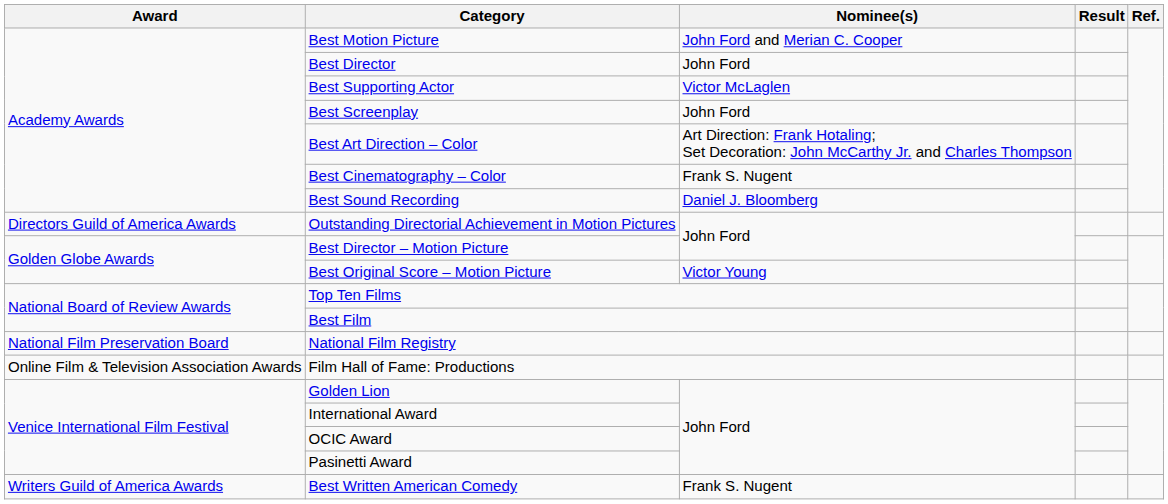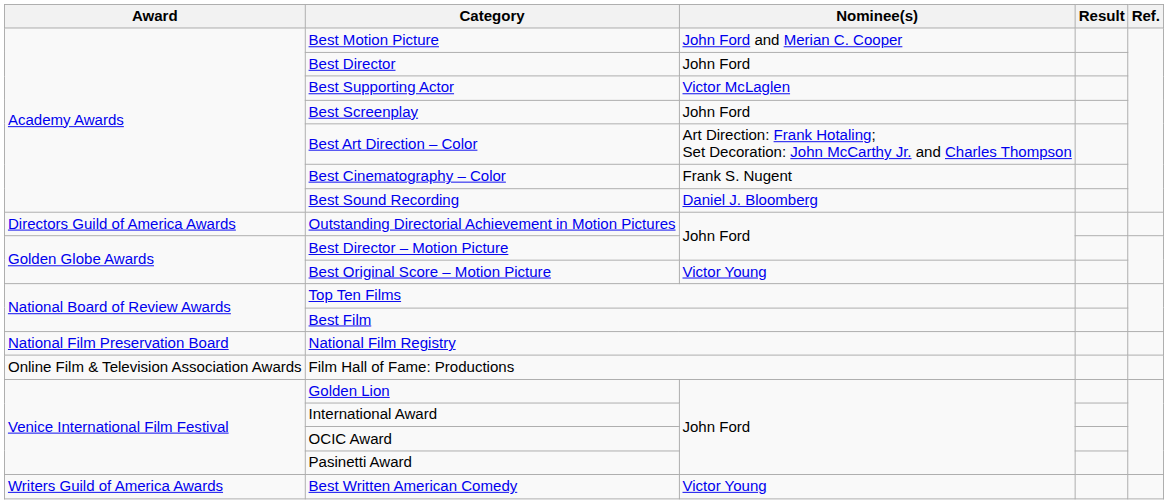(737, 486) Frank S. Nugent -> (725, 486) Victor Young
